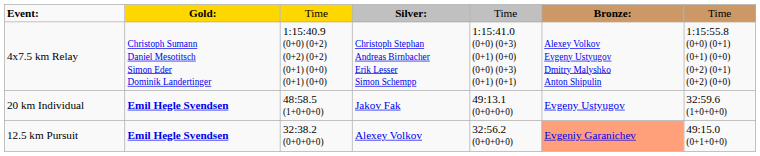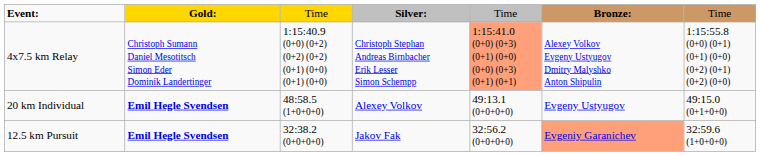(494, 56) no background -> (494, 56) lightsalmon background
(378, 105) Jakov Fak -> (388, 105) Alexey Volkov
(707, 105) 32:59.6 (1+0+0+0) -> (707, 105) 49:15.0 (0+1+0+0)
(388, 135) Alexey Volkov -> (378, 135) Jakov Fak
(707, 135) 49:15.0 (0+1+0+0) -> (707, 135) 32:59.6 (1+0+0+0)
